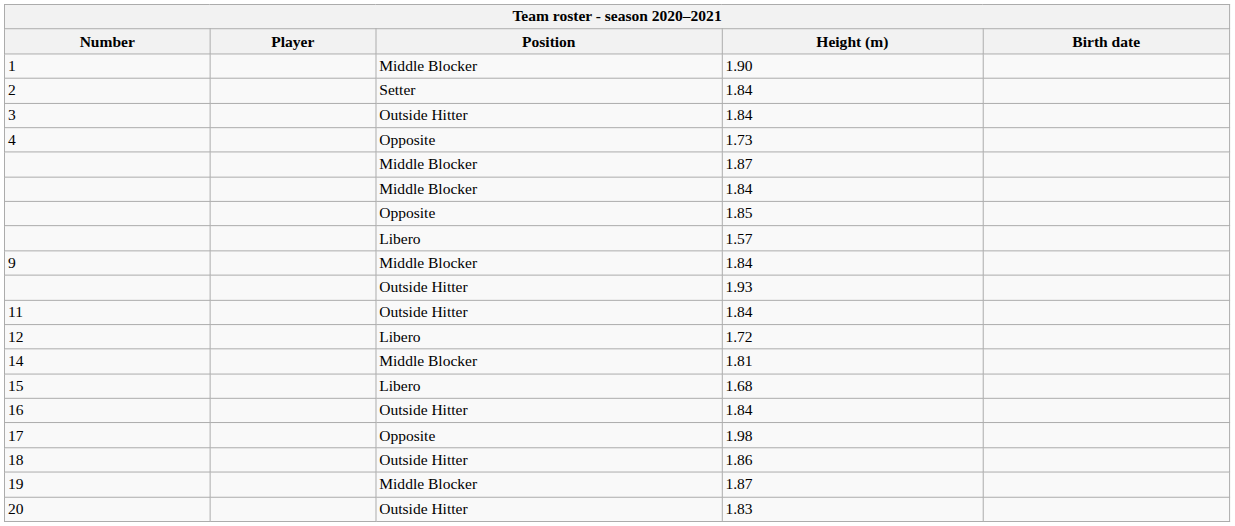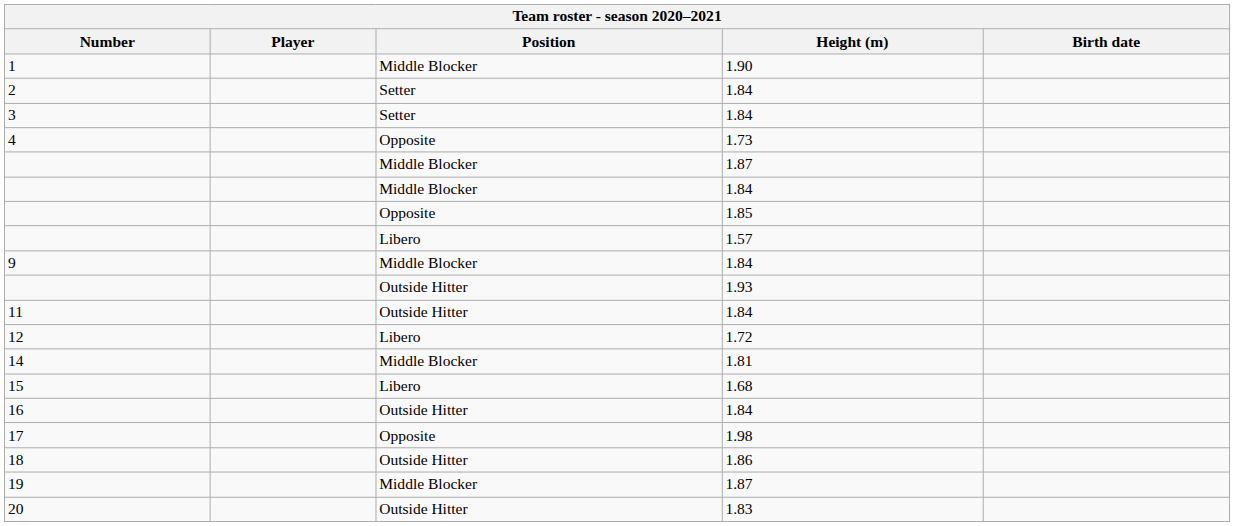(423, 115) Outside Hitter -> (397, 115) Setter
